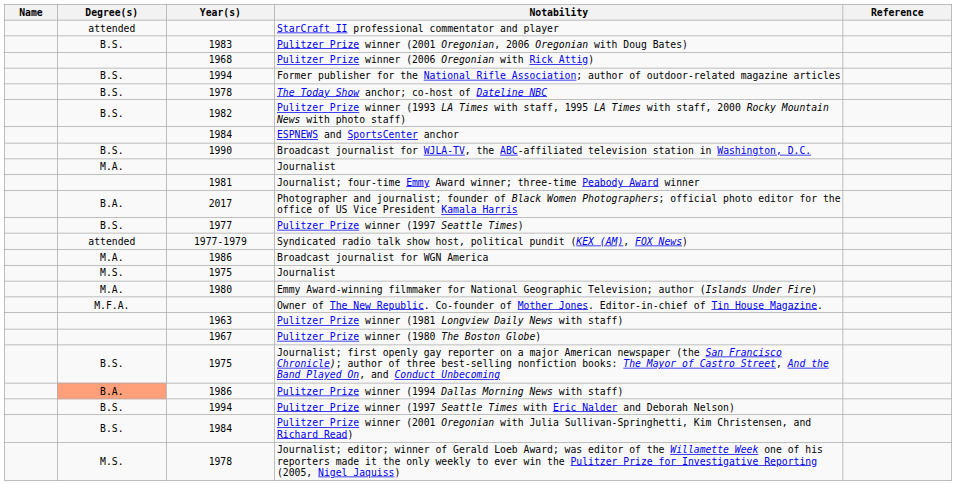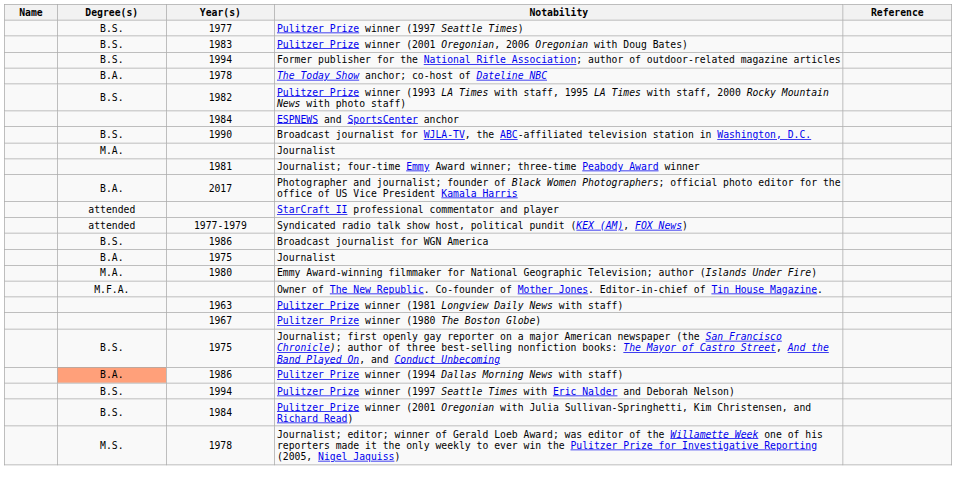rows swapped: (220, 226) <-> (220, 28)
- row: (220, 60)
(112, 92) B.S. -> (112, 76) B.A.
(112, 257) M.A. -> (112, 241) B.S.
(112, 273) M.S. -> (112, 257) B.A.
